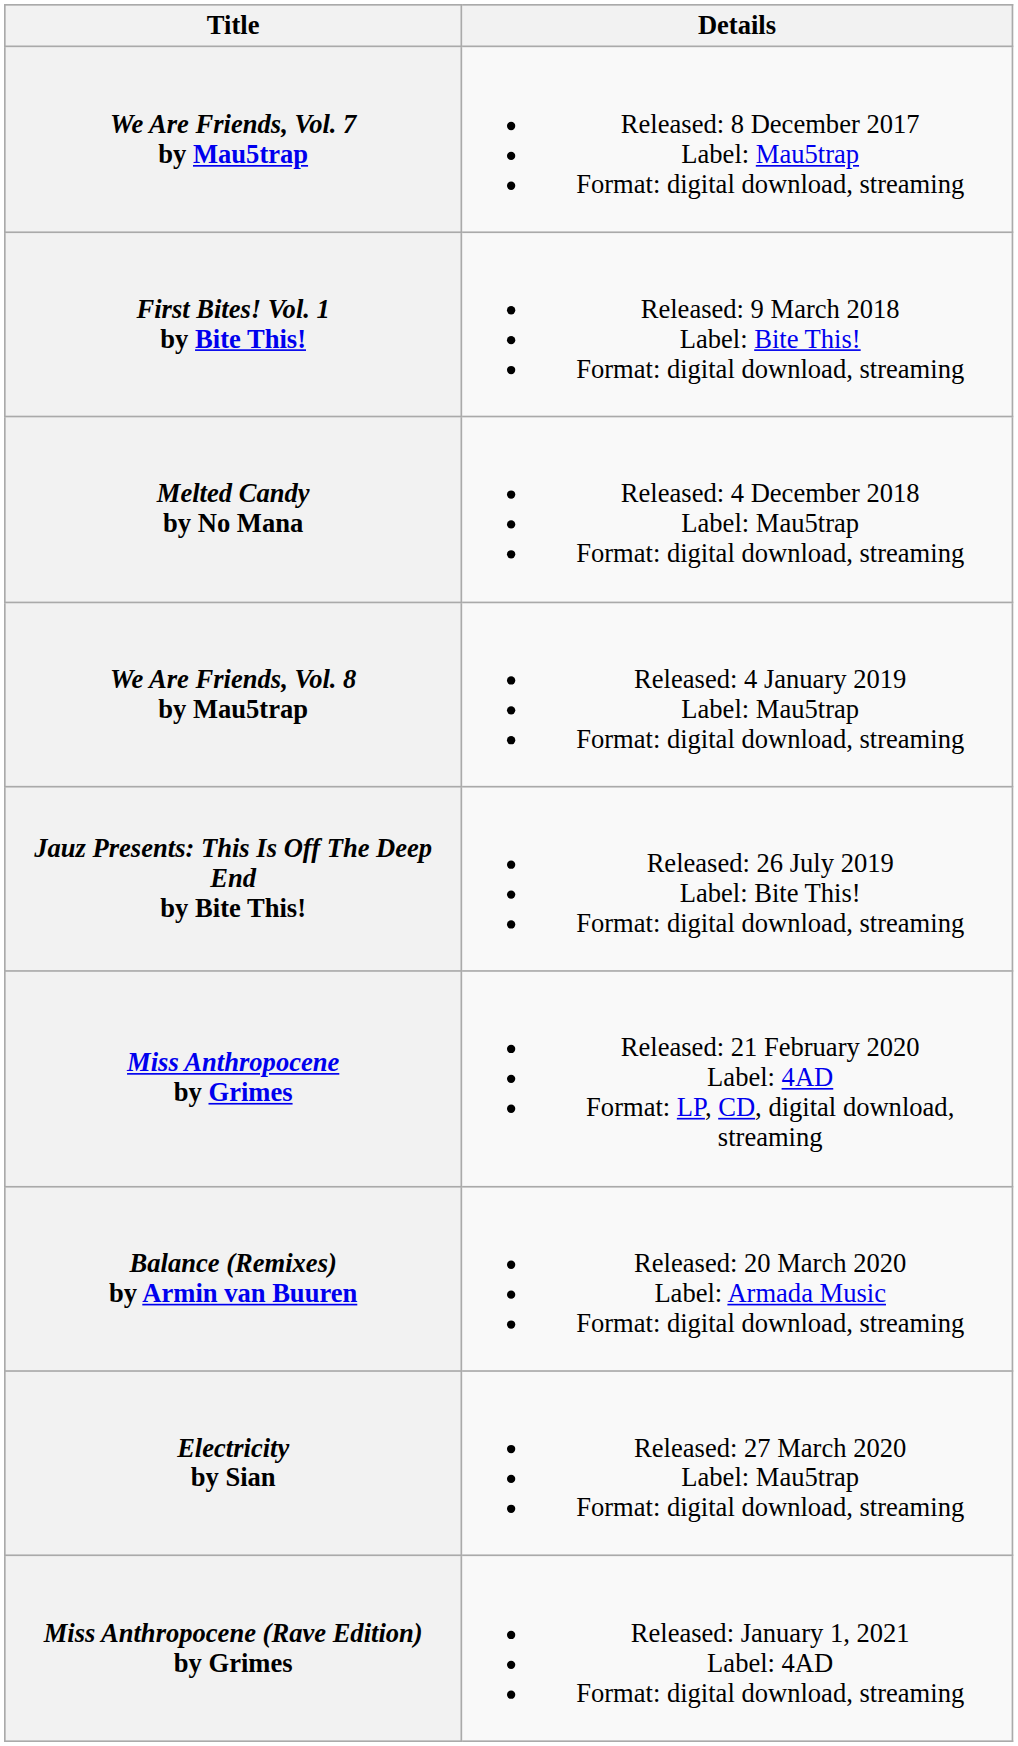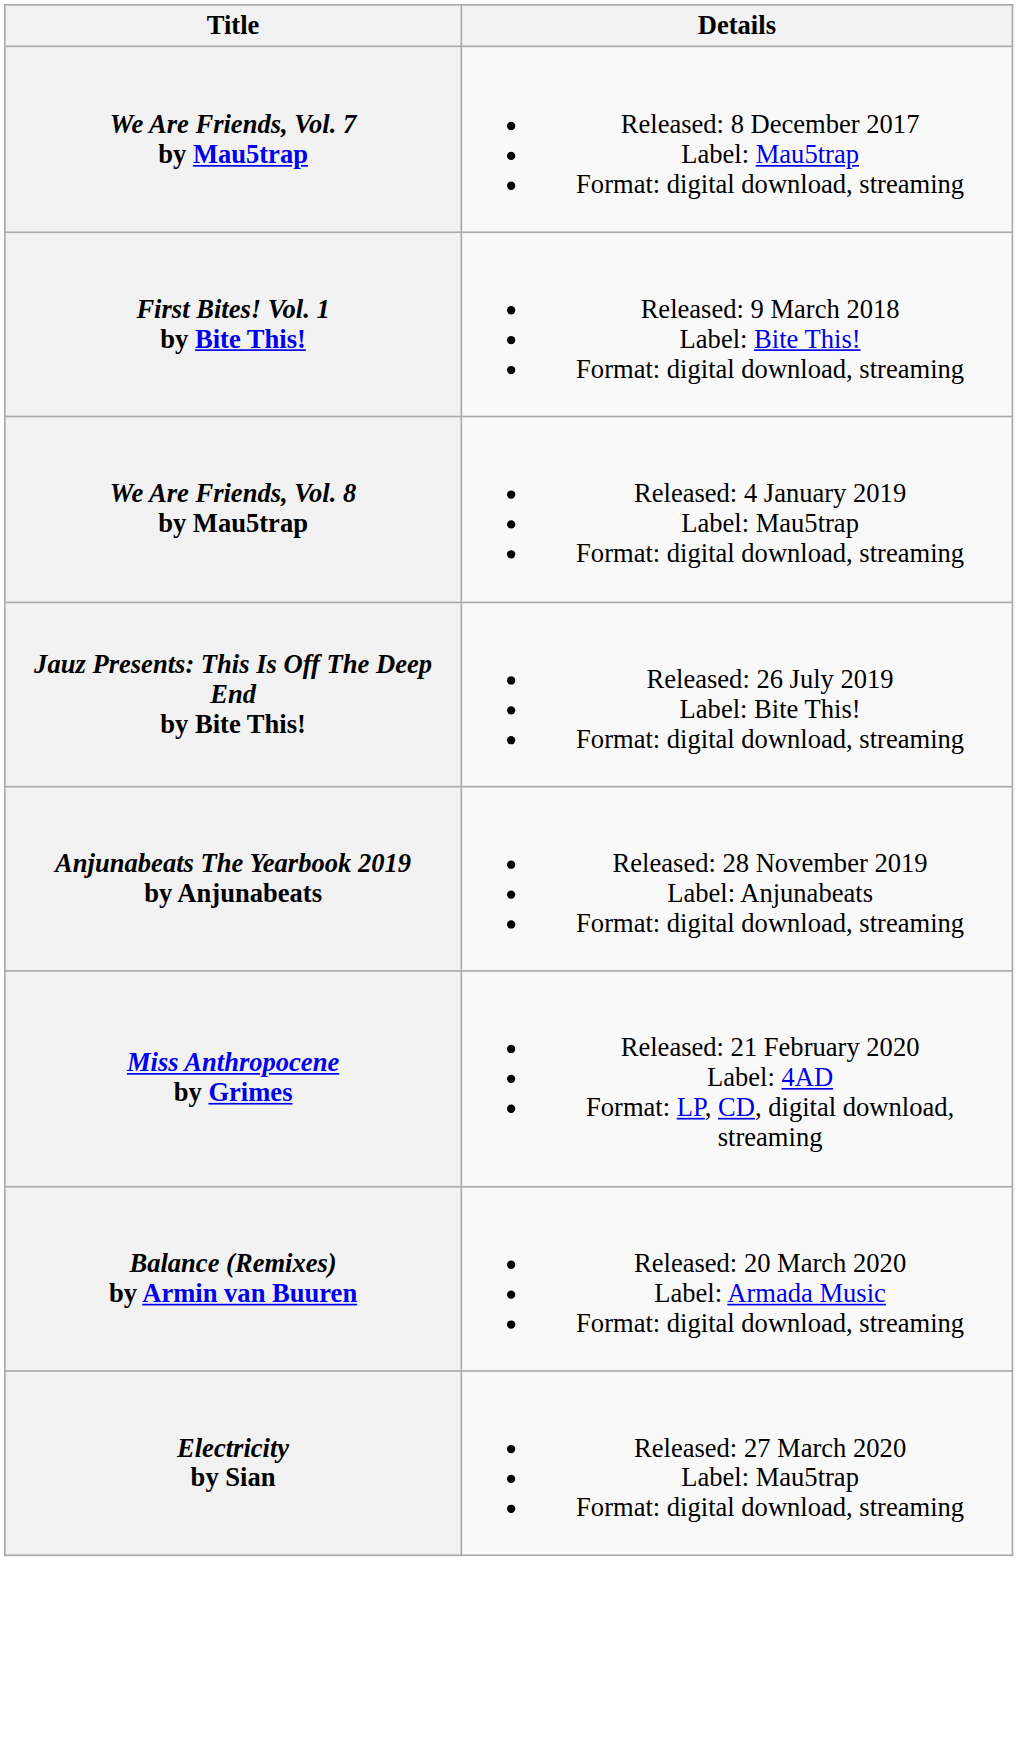- row: (233, 508)
+ row: (233, 878)
- row: (233, 1648)
